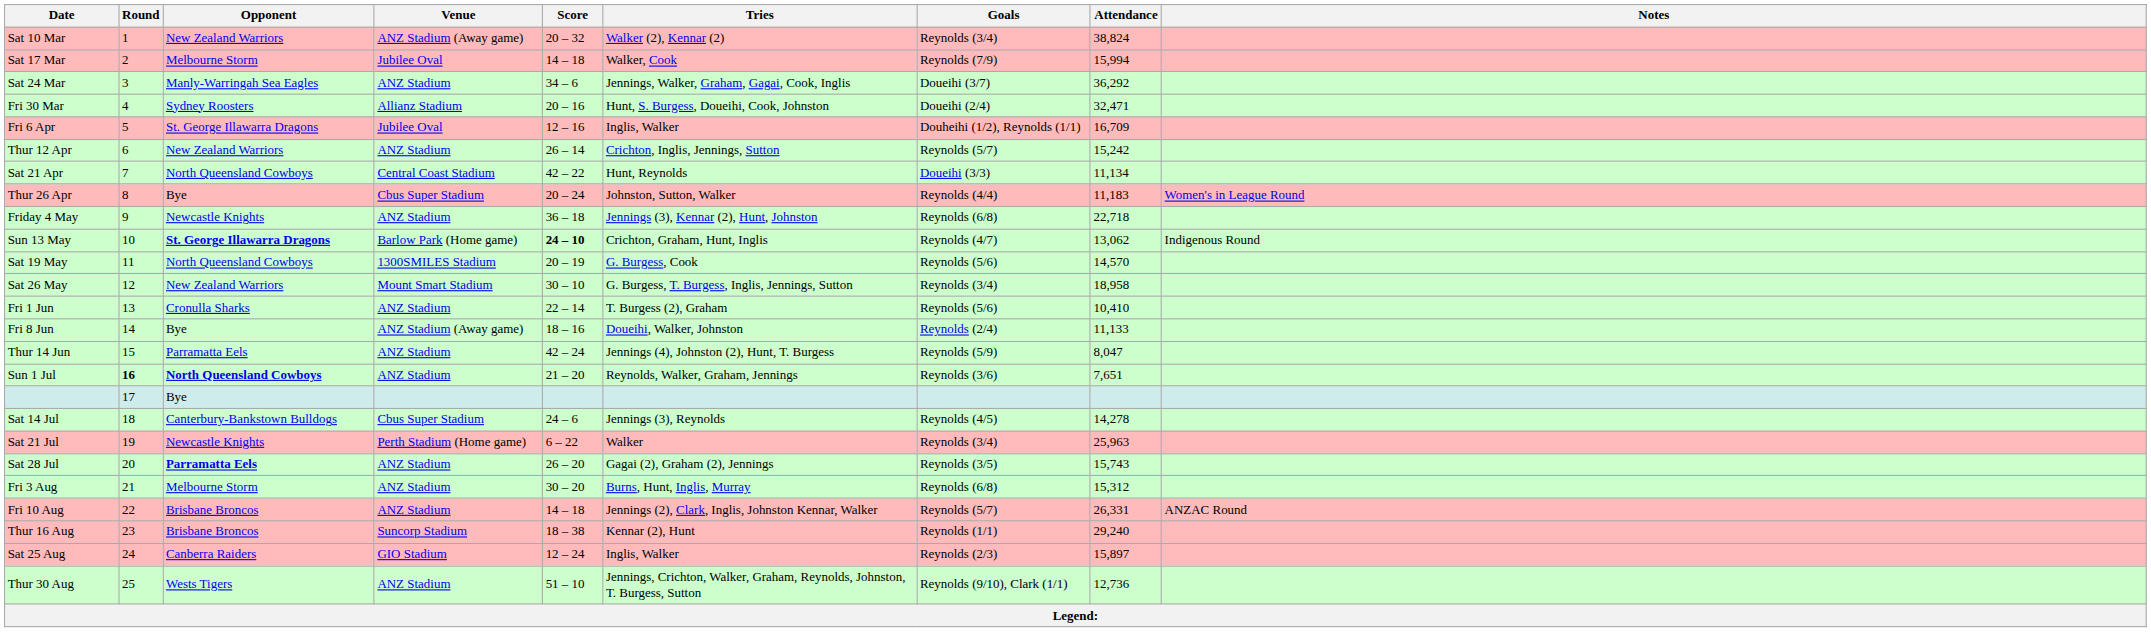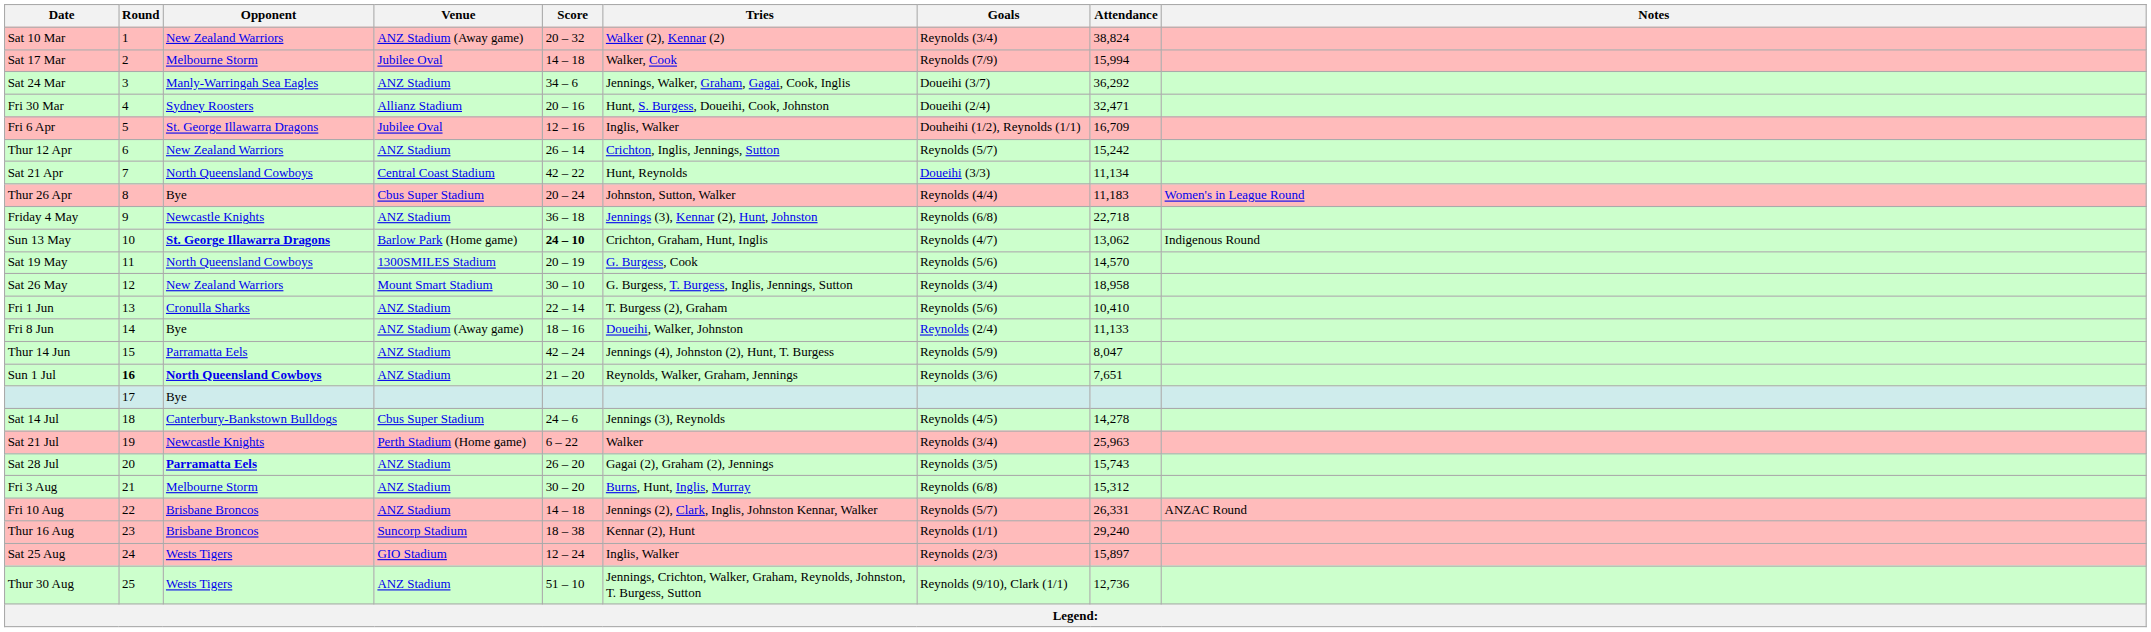(211, 554) Canberra Raiders -> (199, 554) Wests Tigers
